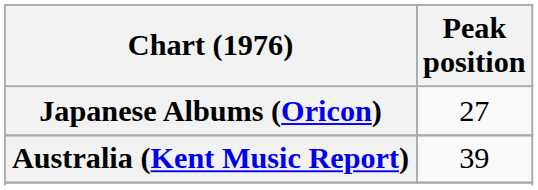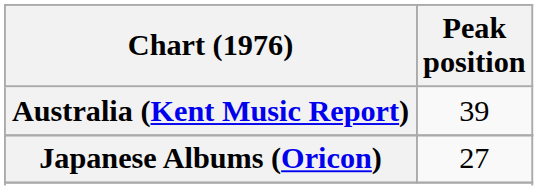rows swapped: (211, 158) <-> (211, 110)
